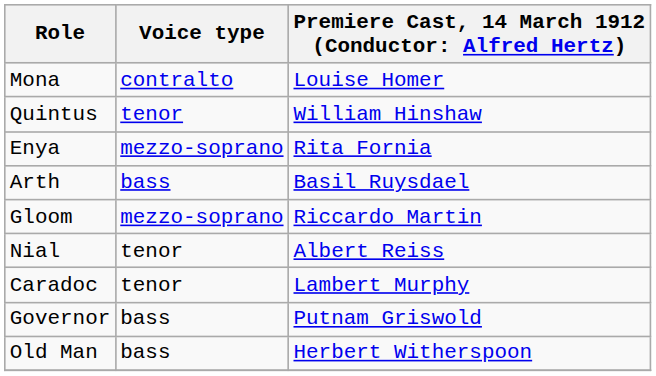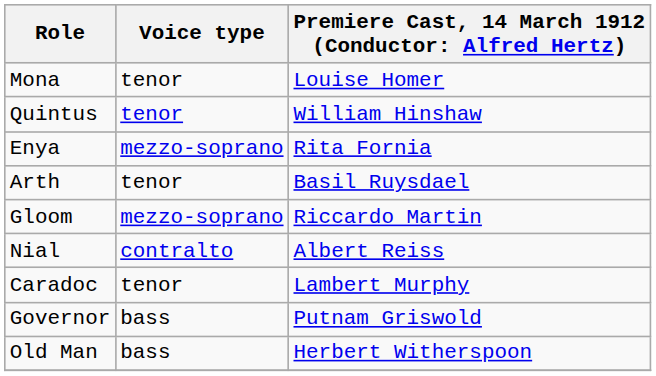(177, 80) contralto -> (152, 80) tenor
(145, 182) bass -> (152, 182) tenor
(152, 251) tenor -> (177, 251) contralto
